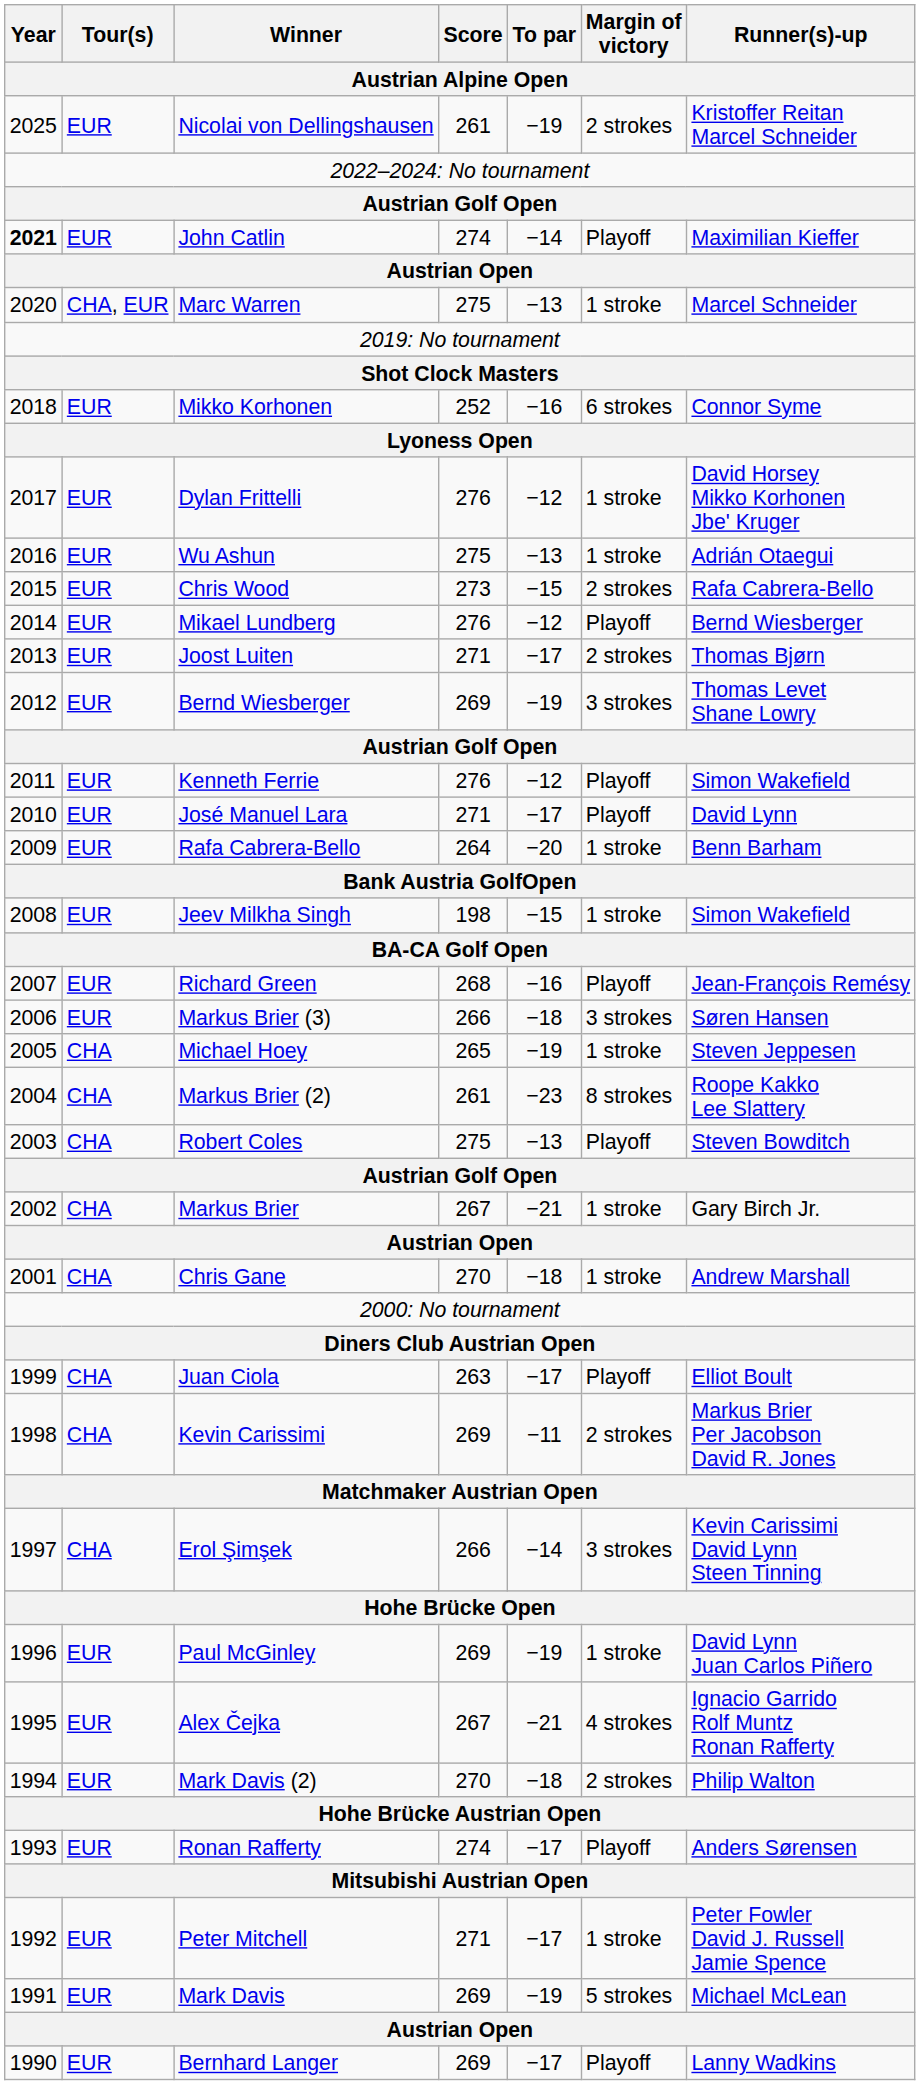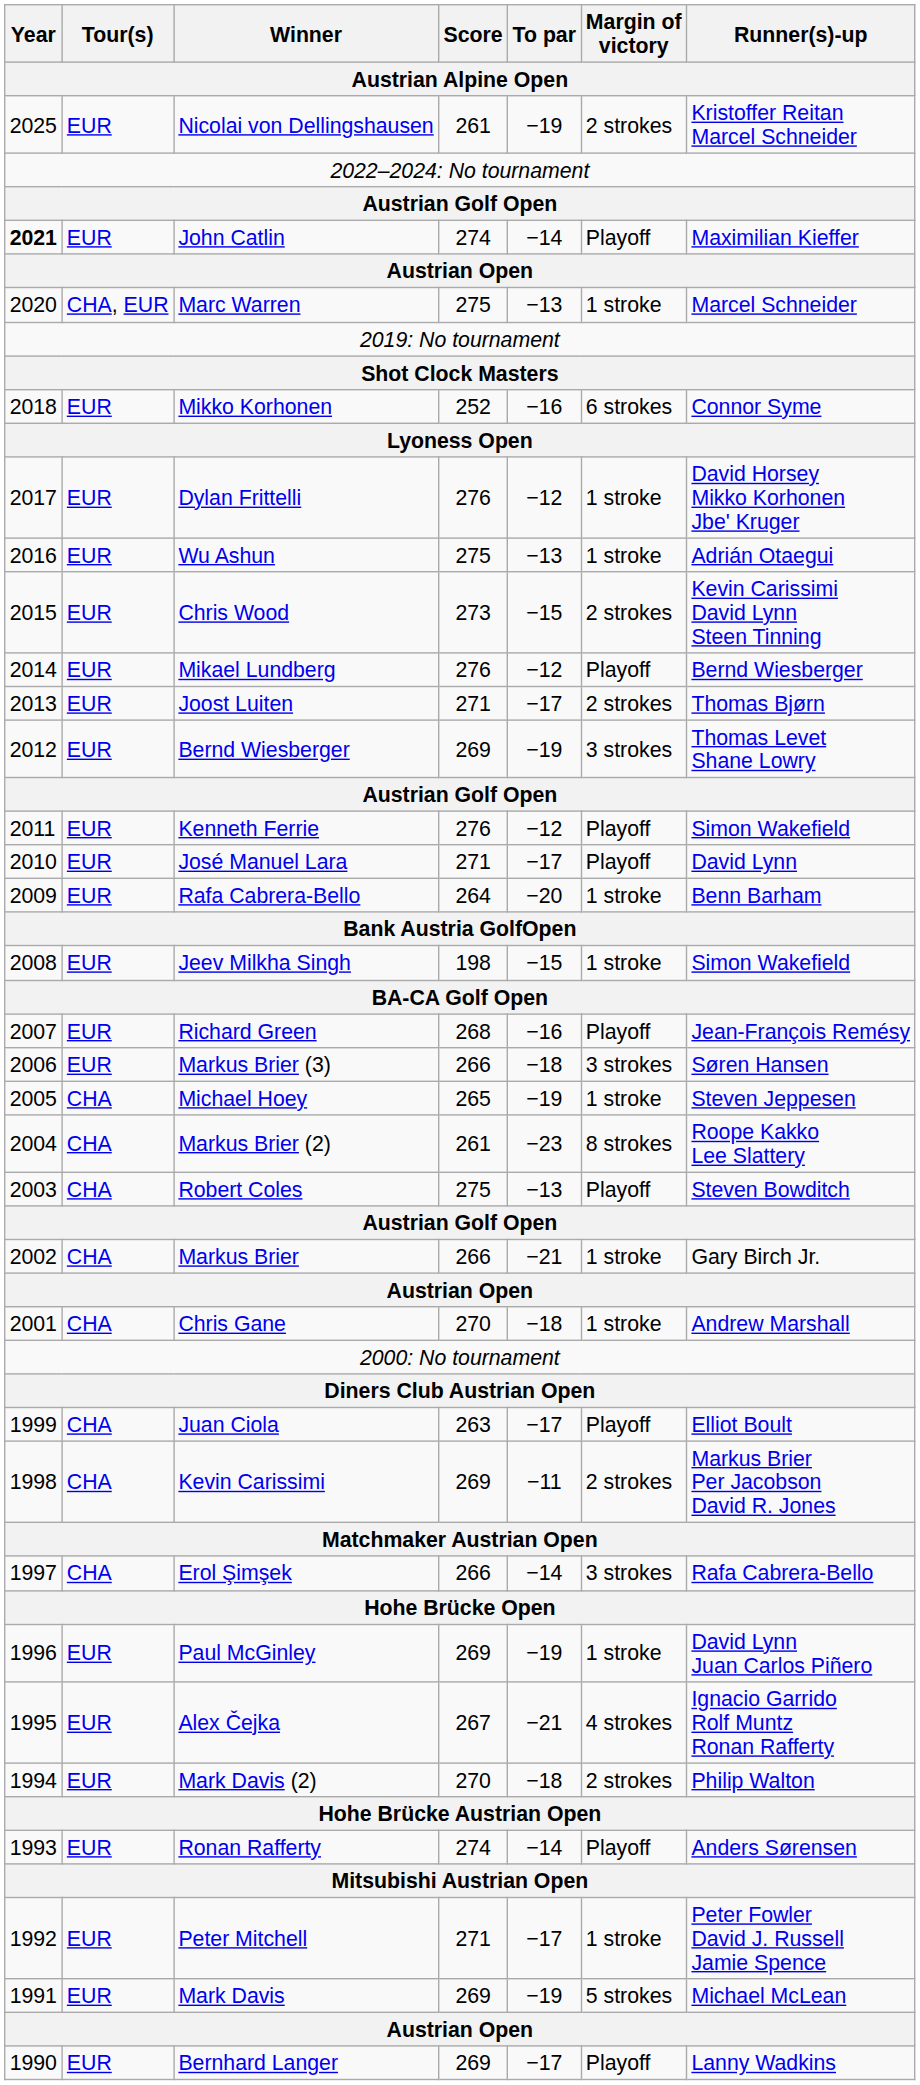(782, 589) Rafa Cabrera-Bello -> (765, 612) Kevin Carissimi David Lynn Steen Tinning
(473, 1209) 267 -> (473, 1256) 266
(765, 1550) Kevin Carissimi David Lynn Steen Tinning -> (782, 1574) Rafa Cabrera-Bello
(544, 1847) −17 -> (544, 1847) −14
